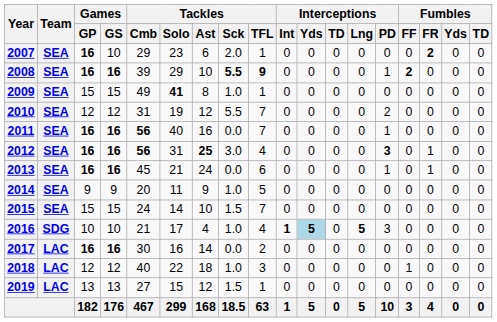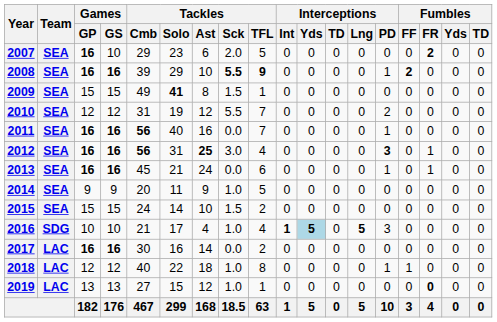(262, 53) 1 -> (262, 53) 5
(233, 92) 1.0 -> (233, 92) 1.5
(262, 209) 7 -> (262, 209) 2
(262, 268) 3 -> (262, 268) 8
(387, 268) 0 -> (387, 268) 1
(233, 287) 1.5 -> (233, 287) 1.0
(430, 287) normal -> (430, 287) bold
